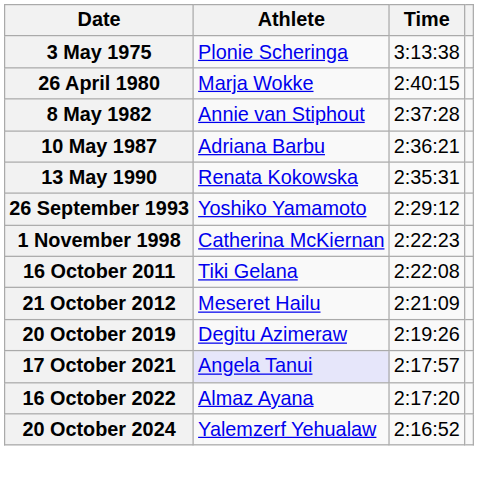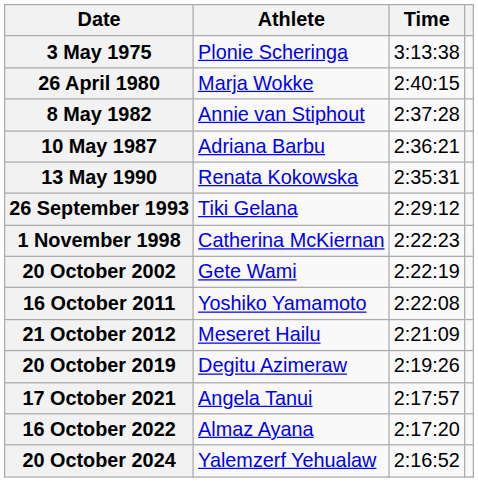(282, 209) Yoshiko Yamamoto -> (248, 209) Tiki Gelana
+ row: (99, 271)
(248, 271) Tiki Gelana -> (282, 303) Yoshiko Yamamoto
(255, 366) lavender background -> (255, 397) no background
